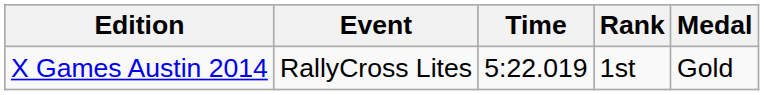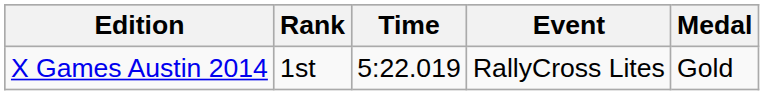columns swapped: (376, 25) <-> (632, 25)
